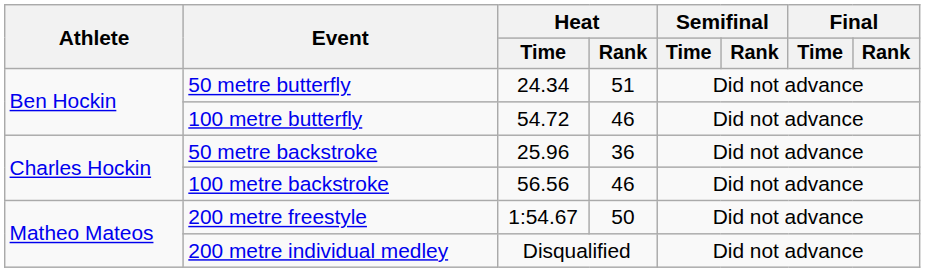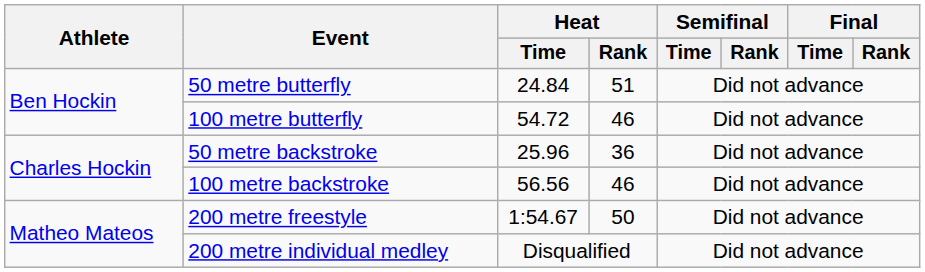(543, 86) 24.34 -> (543, 86) 24.84
